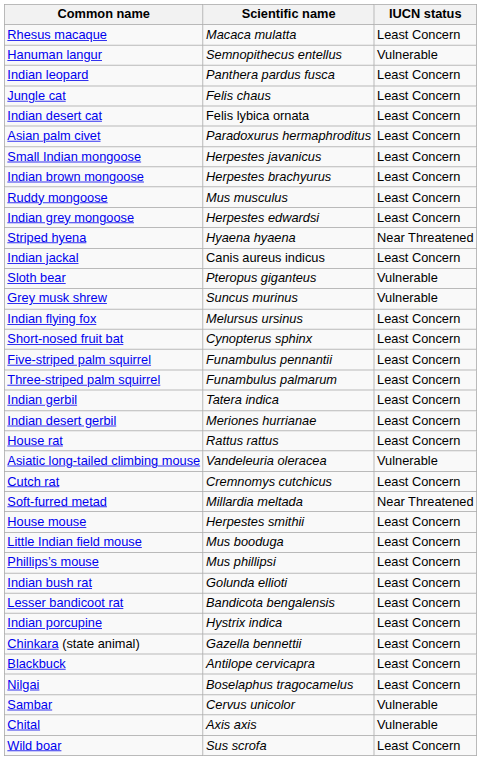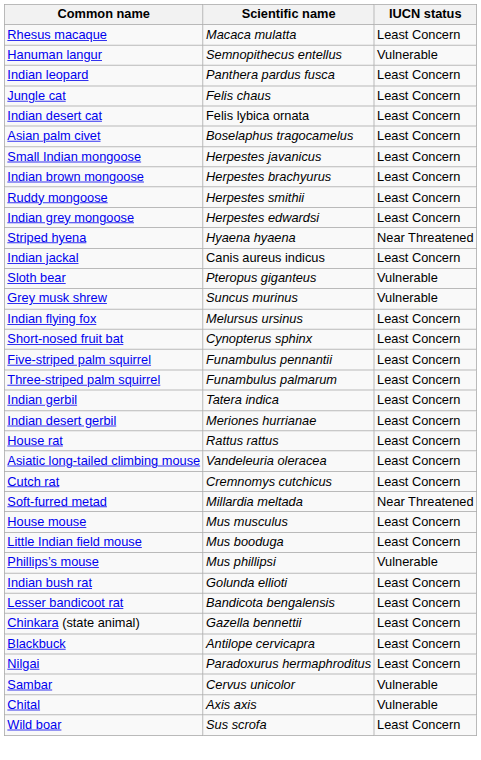(289, 136) Paradoxurus hermaphroditus -> (280, 136) Boselaphus tragocamelus
(247, 197) Mus musculus -> (255, 197) Herpestes smithii
(407, 461) Vulnerable -> (419, 461) Least Concern
(255, 522) Herpestes smithii -> (247, 522) Mus musculus
(419, 562) Least Concern -> (407, 562) Vulnerable
- row: (55, 623)
(280, 684) Boselaphus tragocamelus -> (289, 664) Paradoxurus hermaphroditus
